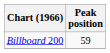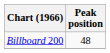(86, 40) 59 -> (86, 40) 48
